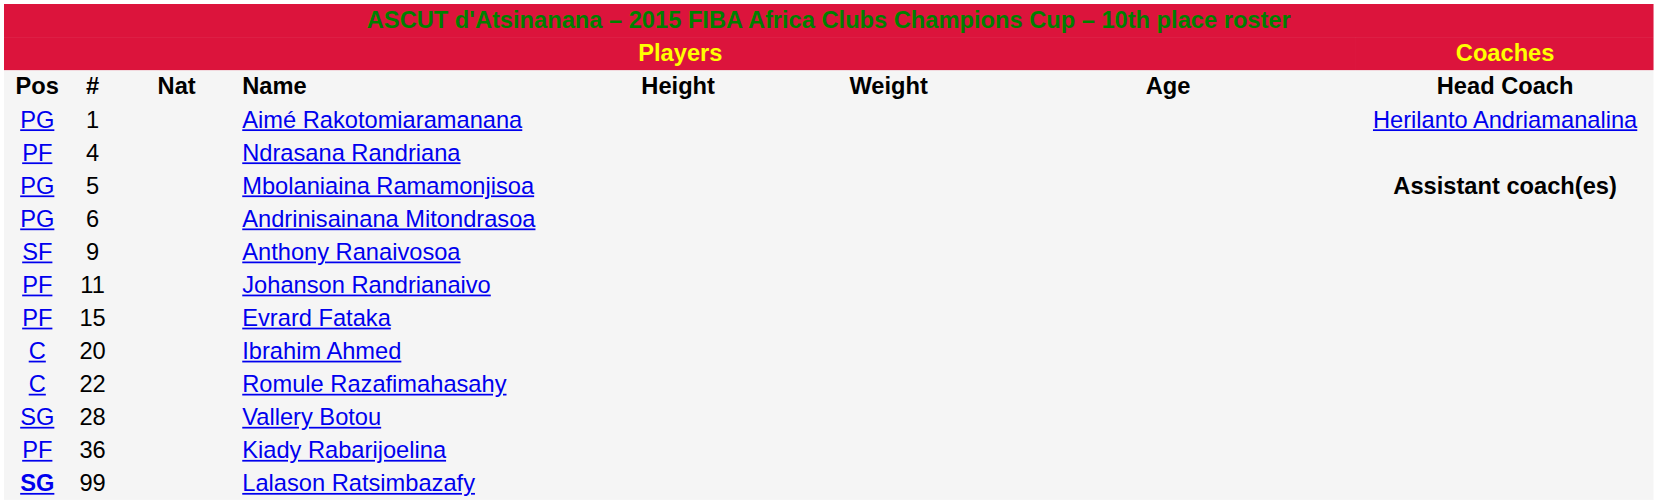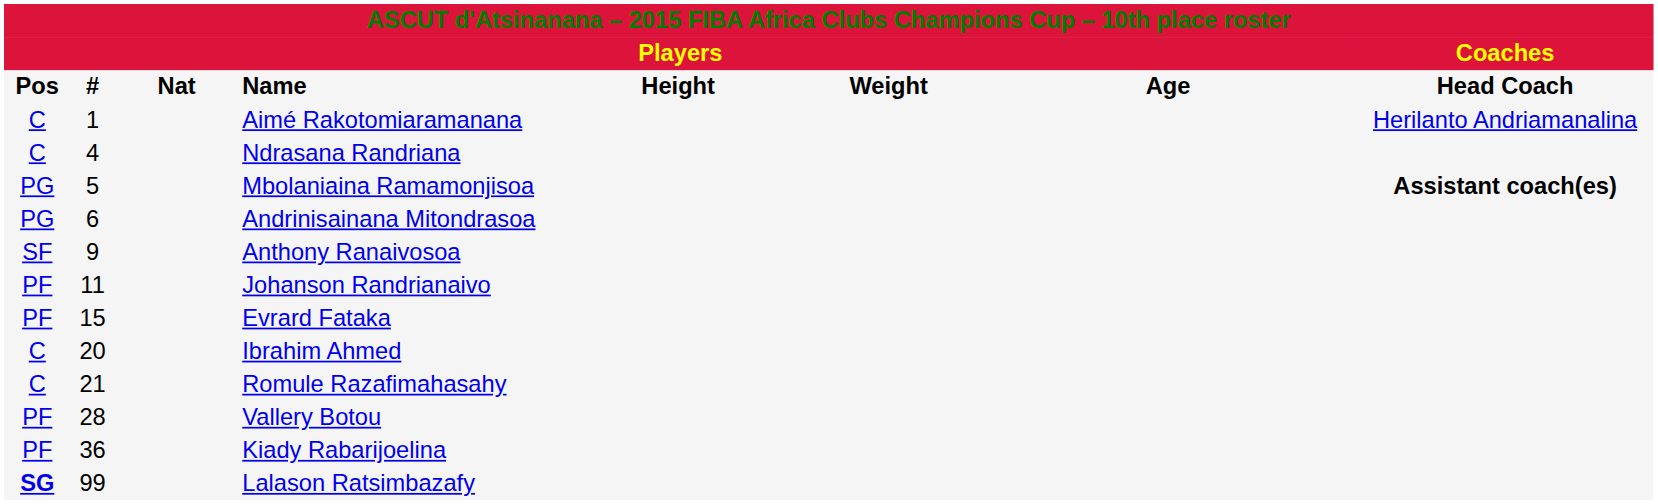(37, 120) PG -> (37, 120) C
(37, 153) PF -> (37, 153) C
(93, 384) 22 -> (93, 384) 21
(37, 417) SG -> (37, 417) PF
